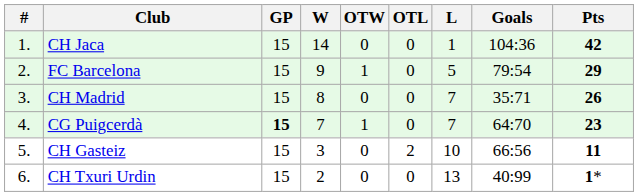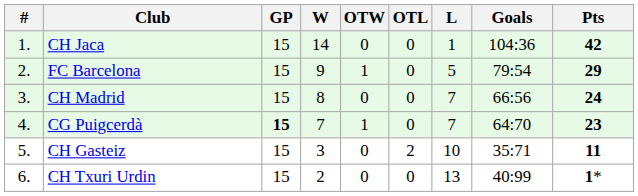(512, 97) 35:71 -> (512, 97) 66:56
(593, 97) 26 -> (593, 97) 24
(512, 151) 66:56 -> (512, 151) 35:71
